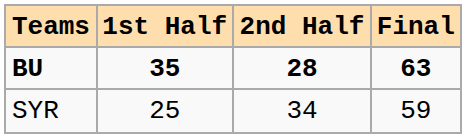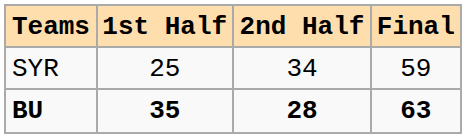rows swapped: (28, 69) <-> (35, 111)
